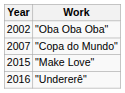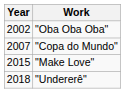(19, 79) 2016 -> (19, 79) 2018
